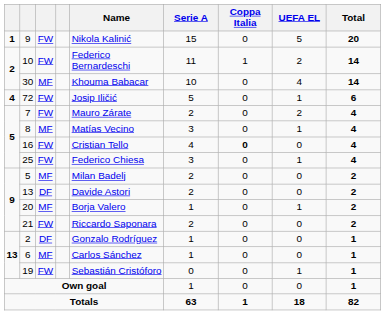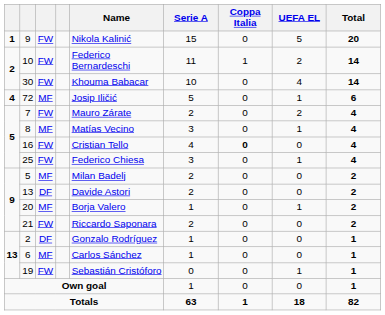(46, 81) MF -> (46, 81) FW
(46, 97) FW -> (46, 97) MF
